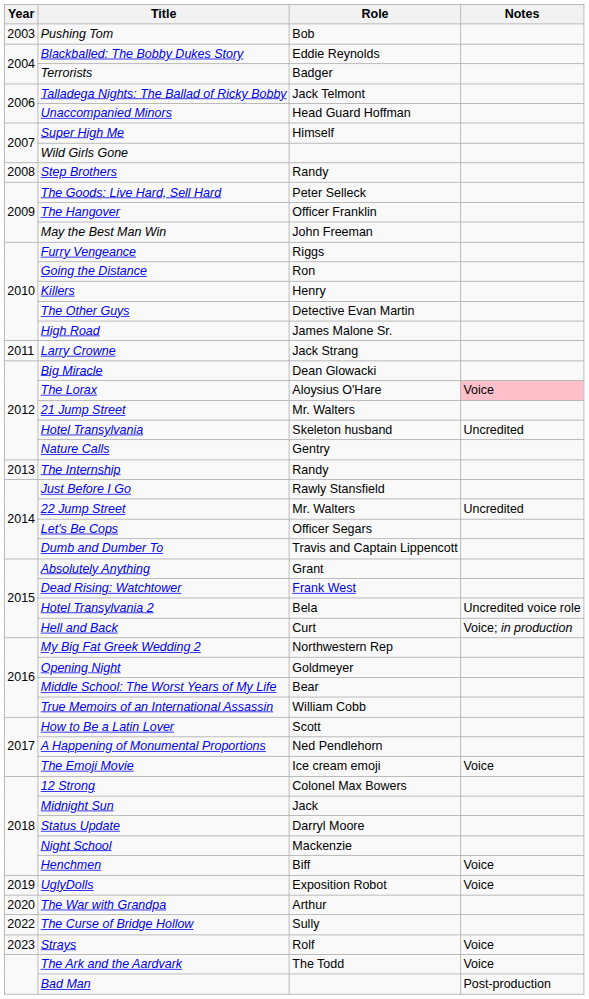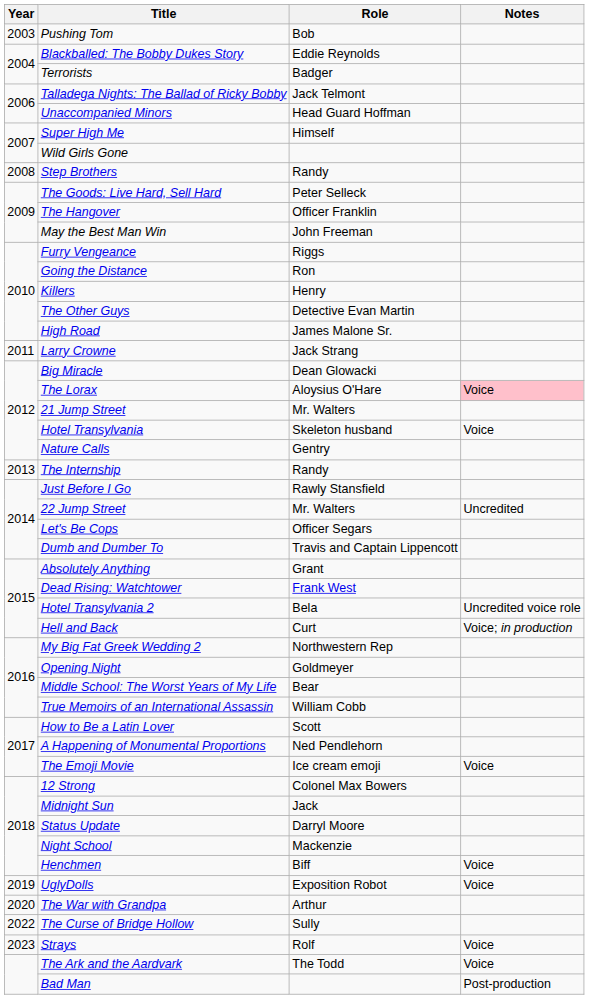(494, 430) Uncredited -> (479, 430) Voice
